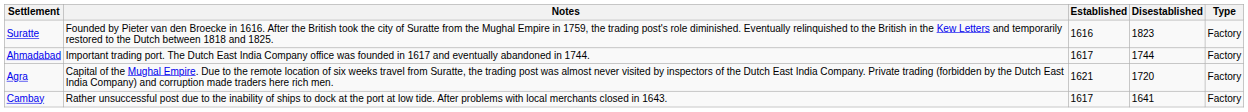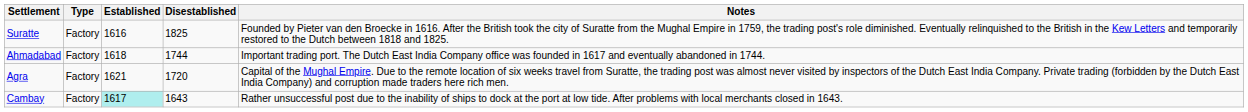columns swapped: (1224, 12) <-> (566, 12)
(1143, 34) 1823 -> (176, 34) 1825
(1082, 55) 1617 -> (115, 55) 1618
(1082, 99) no background -> (115, 99) paleturquoise background
(1143, 99) 1641 -> (176, 99) 1643
